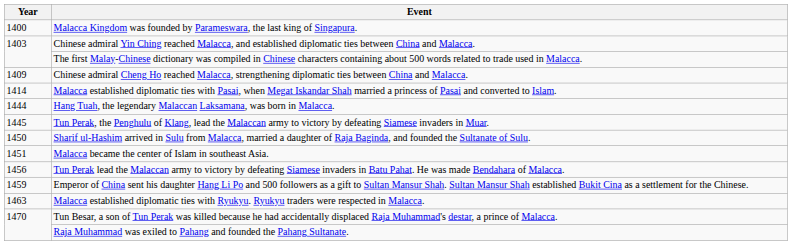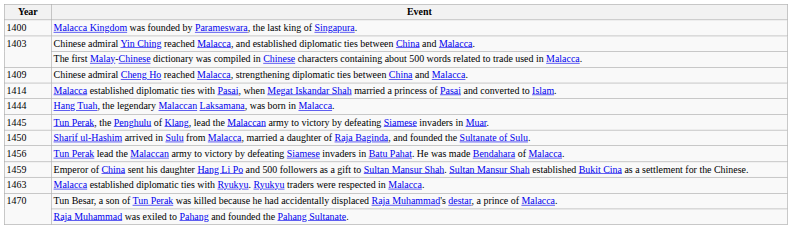- row: (161, 153)
